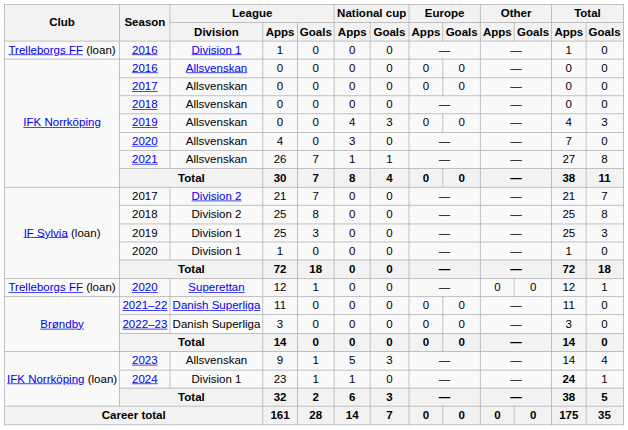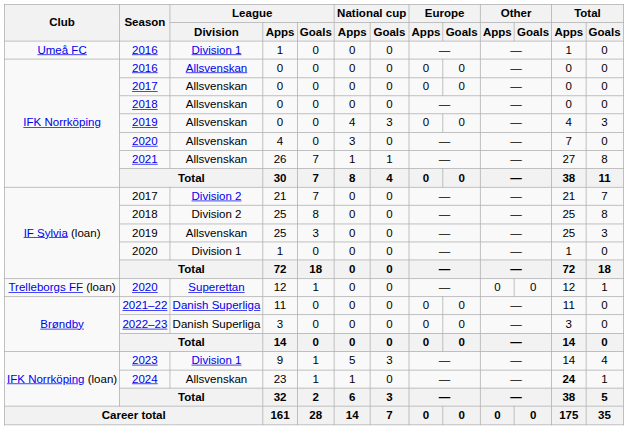(62, 50) Trelleborgs FF (loan) -> (62, 50) Umeå FC
(216, 232) Division 1 -> (216, 232) Allsvenskan
(216, 360) Allsvenskan -> (216, 360) Division 1
(216, 379) Division 1 -> (216, 379) Allsvenskan
